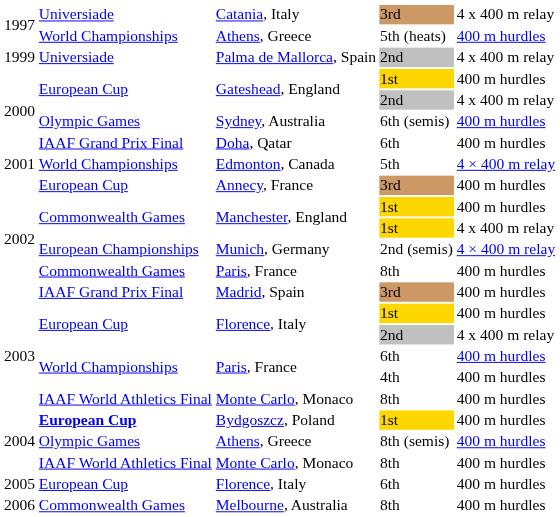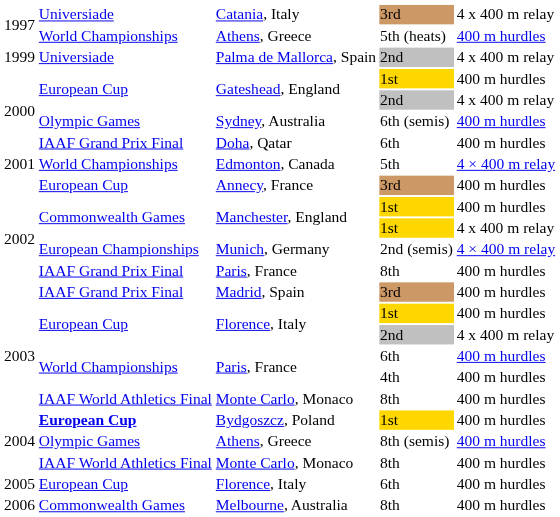(112, 270) Commonwealth Games -> (111, 270) IAAF Grand Prix Final
